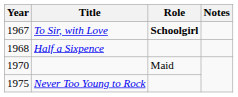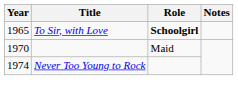(18, 30) 1967 -> (18, 30) 1965
- row: (69, 48)
(18, 83) 1975 -> (18, 65) 1974
